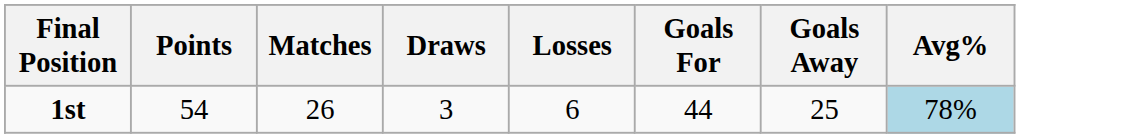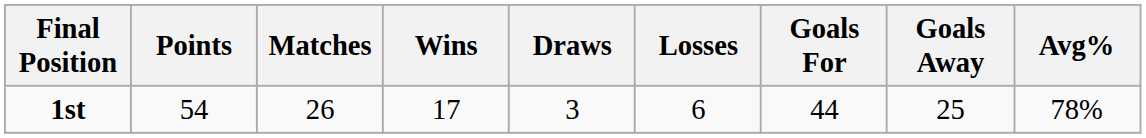+ column: (446, 45)
(951, 109) lightblue background -> (1077, 109) no background
